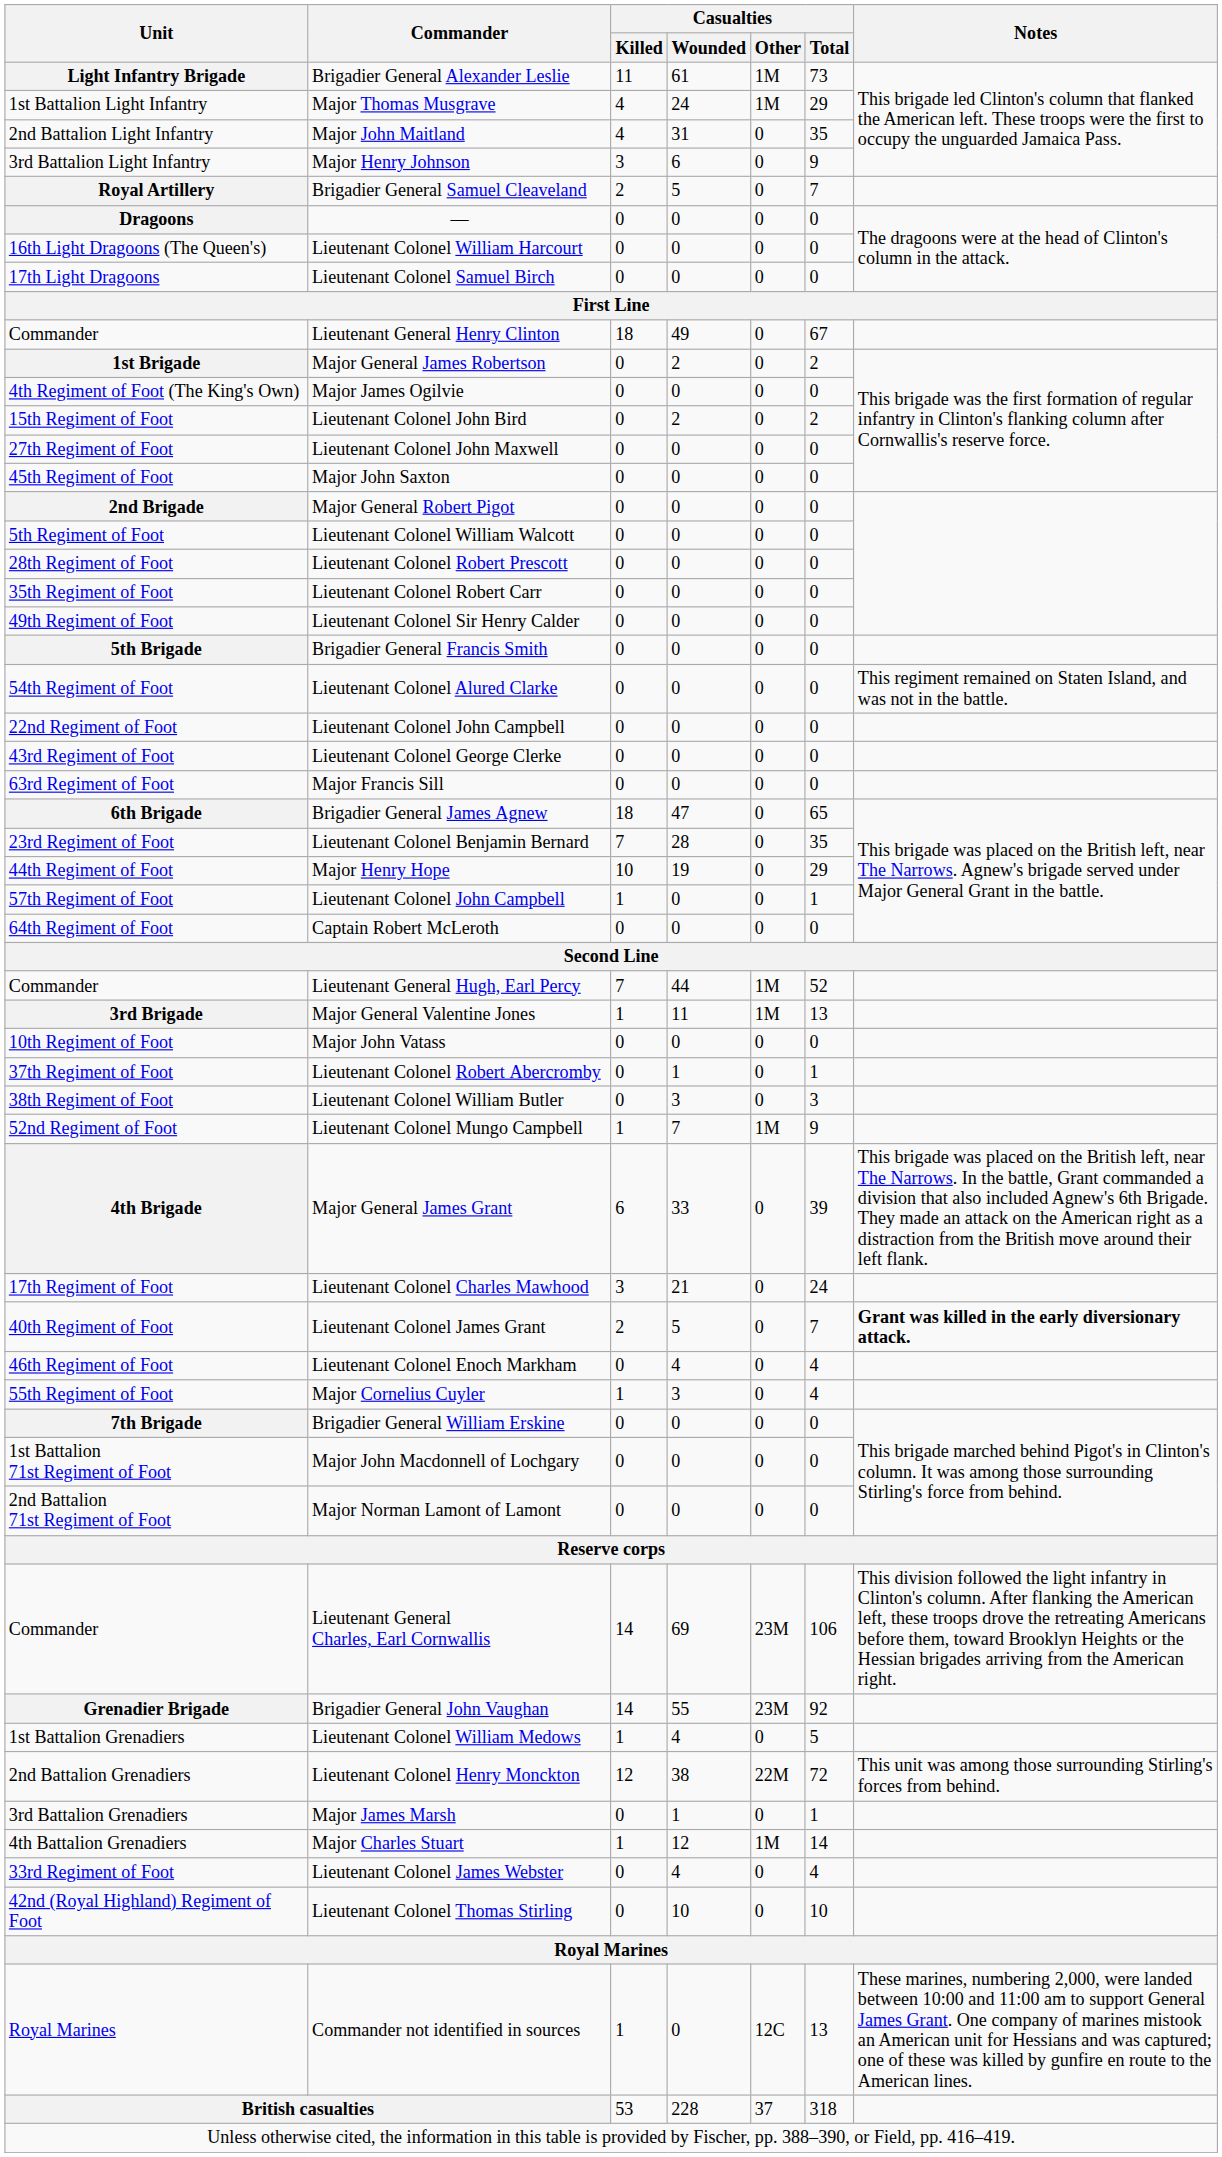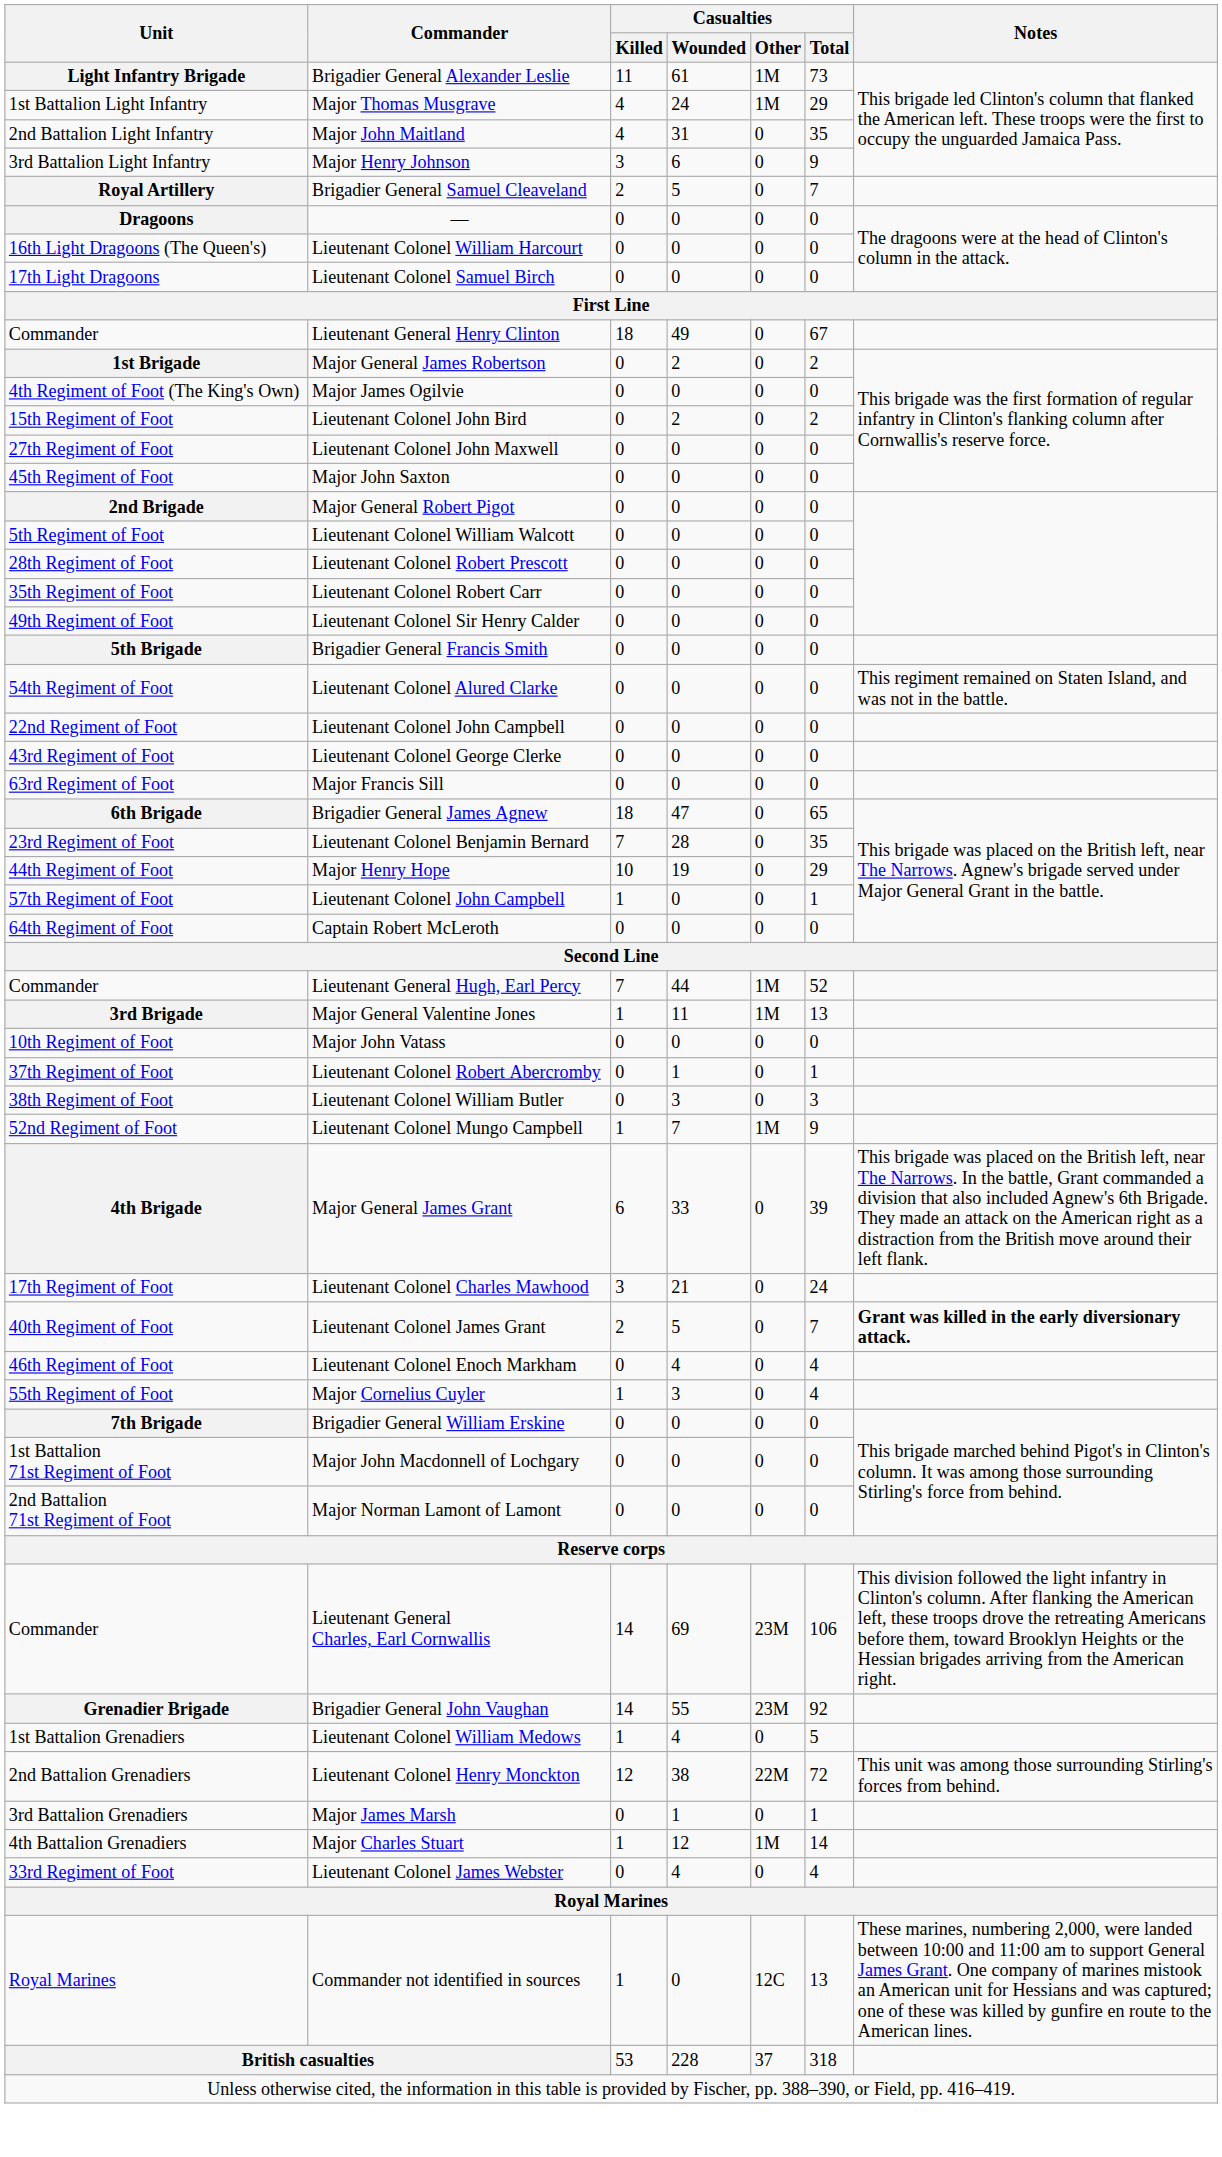- row: (140, 1911)
